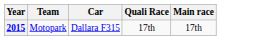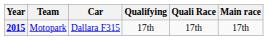+ column: (146, 12)
